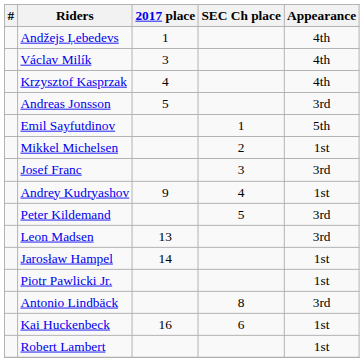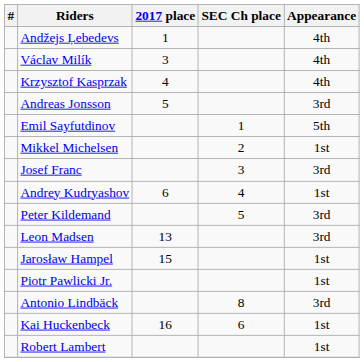(165, 192) 9 -> (165, 192) 6
(165, 258) 14 -> (165, 258) 15
